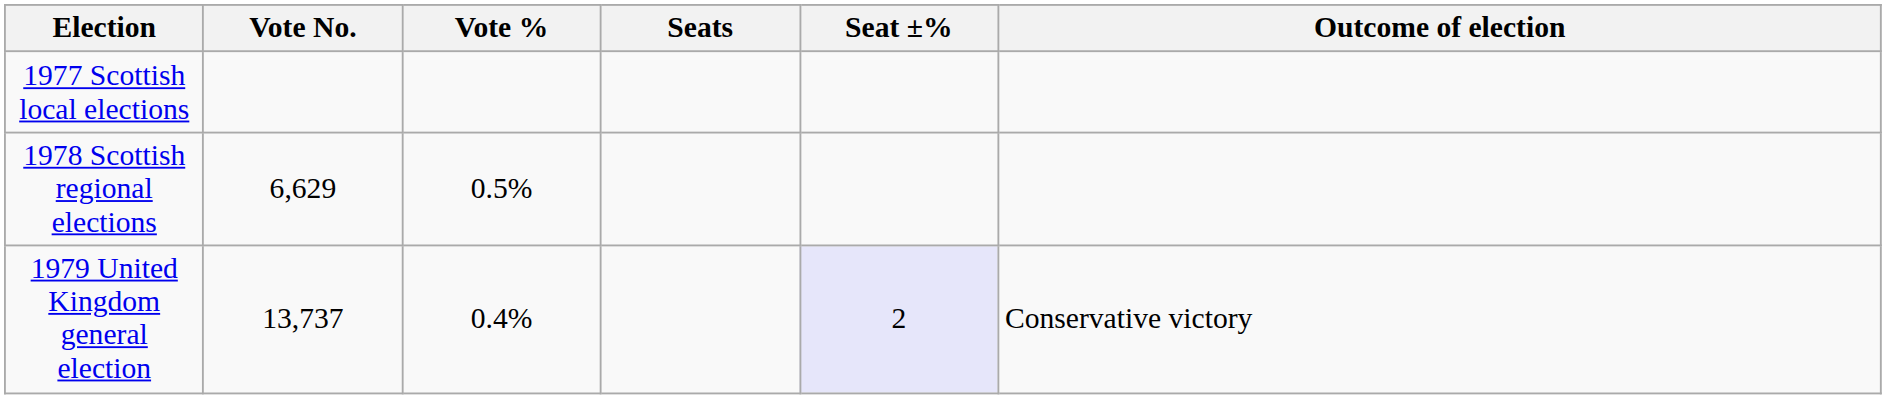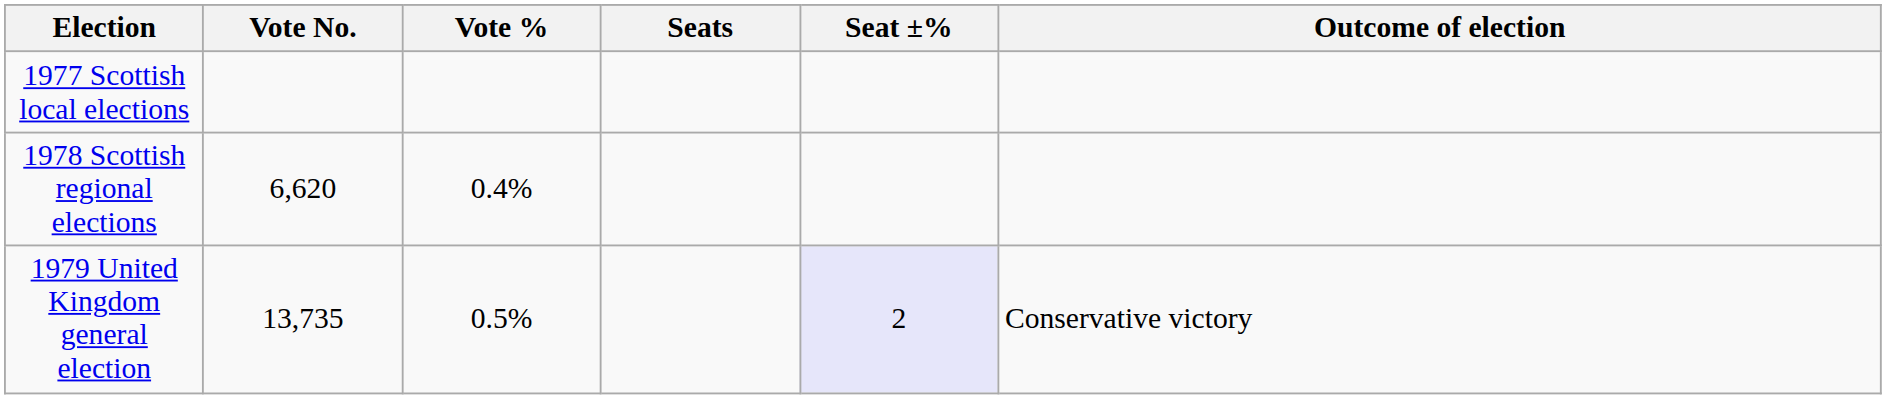(303, 188) 6,629 -> (303, 188) 6,620
(502, 188) 0.5% -> (502, 188) 0.4%
(303, 318) 13,737 -> (303, 318) 13,735
(502, 318) 0.4% -> (502, 318) 0.5%
